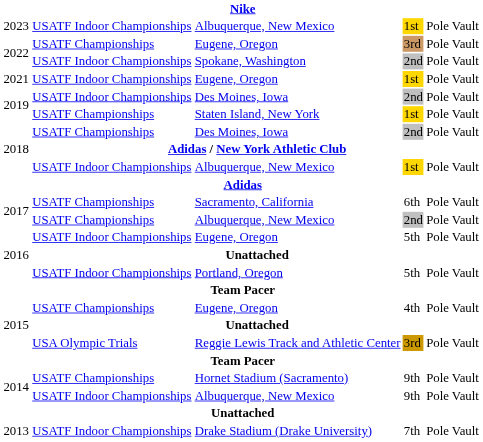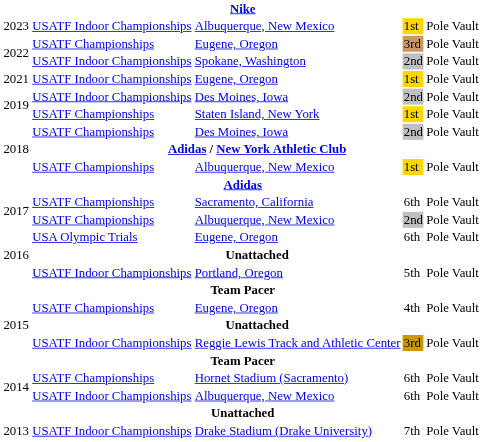(112, 167) USATF Indoor Championships -> (93, 167) USATF Championships
(112, 237) USATF Indoor Championships -> (85, 237) USA Olympic Trials
(412, 237) 5th -> (412, 237) 6th
(85, 343) USA Olympic Trials -> (112, 343) USATF Indoor Championships
(412, 378) 9th -> (412, 378) 6th
(412, 395) 9th -> (412, 395) 6th
